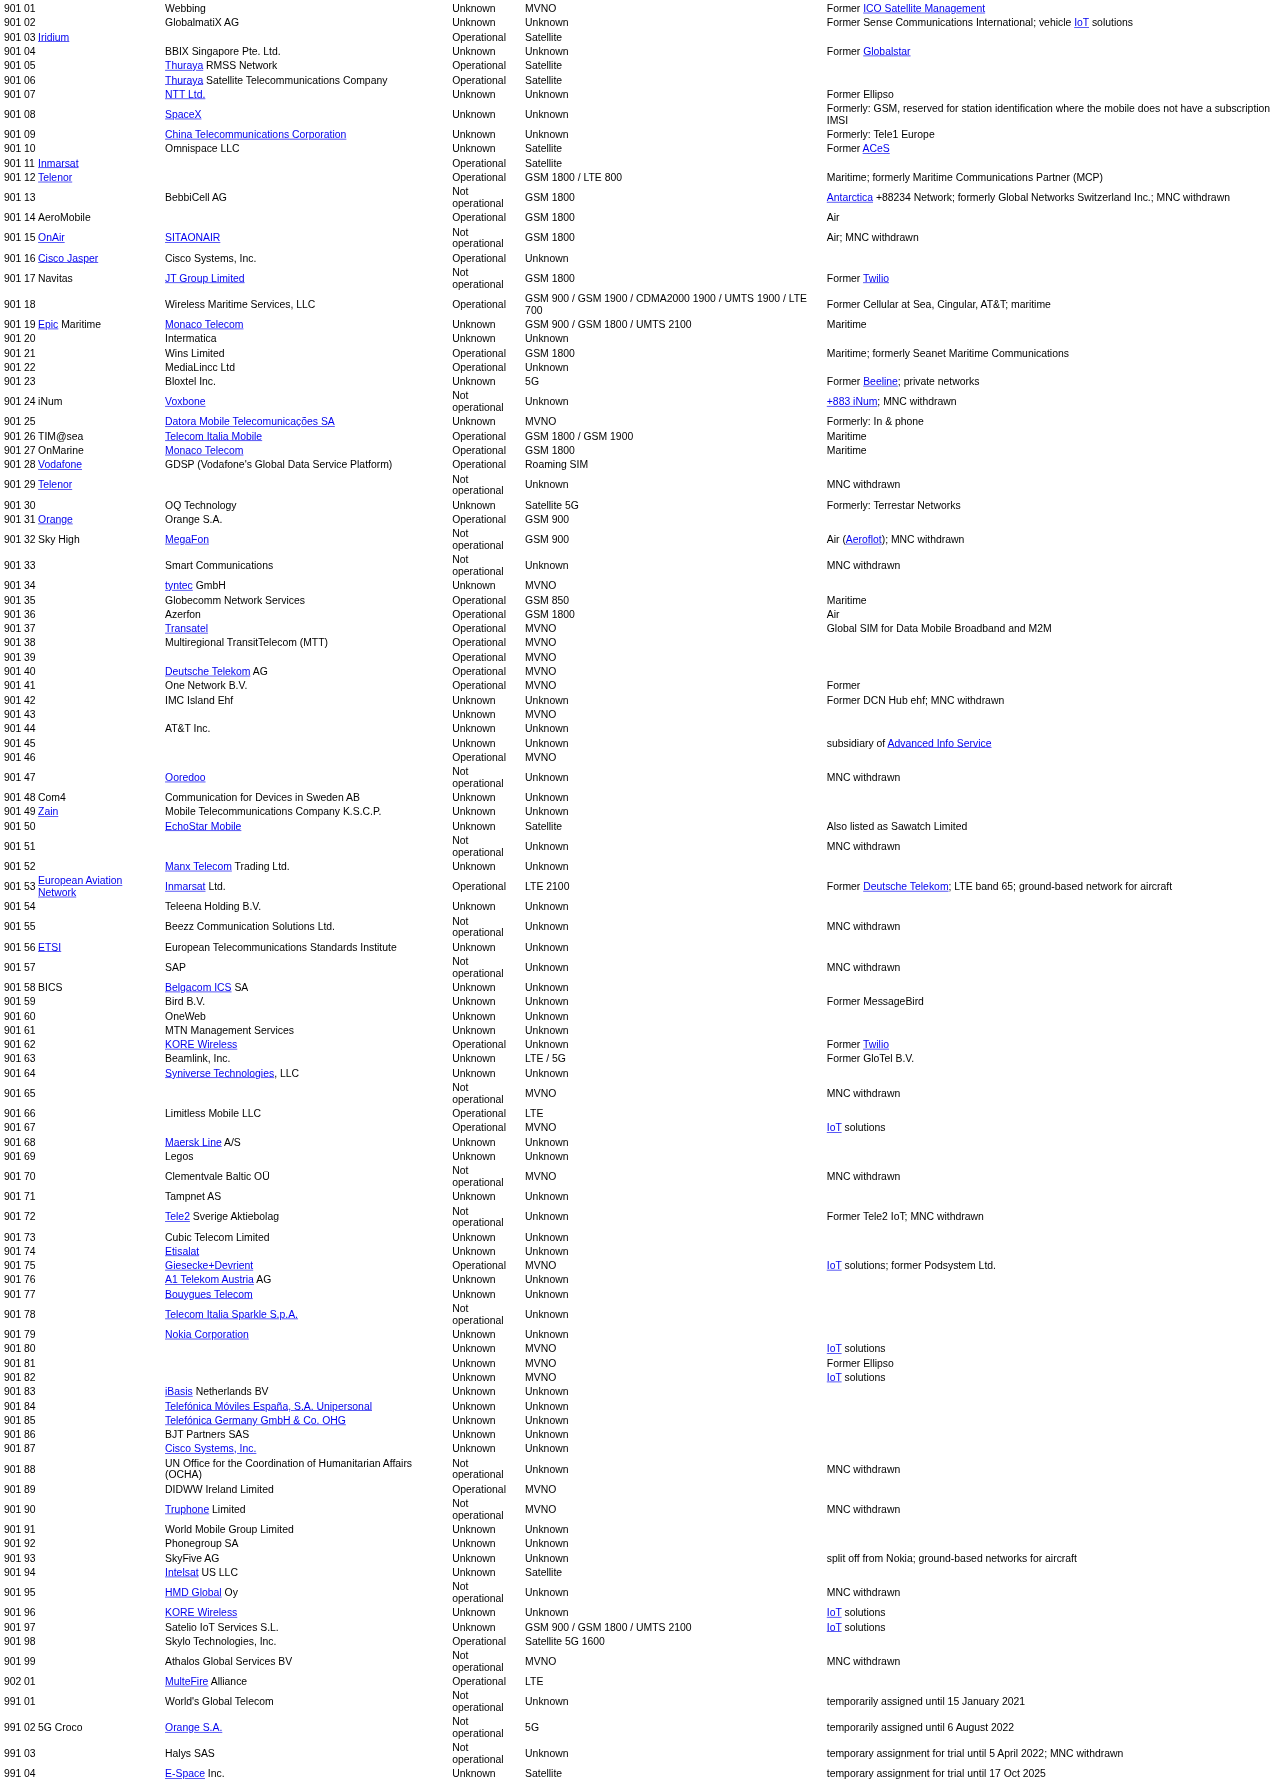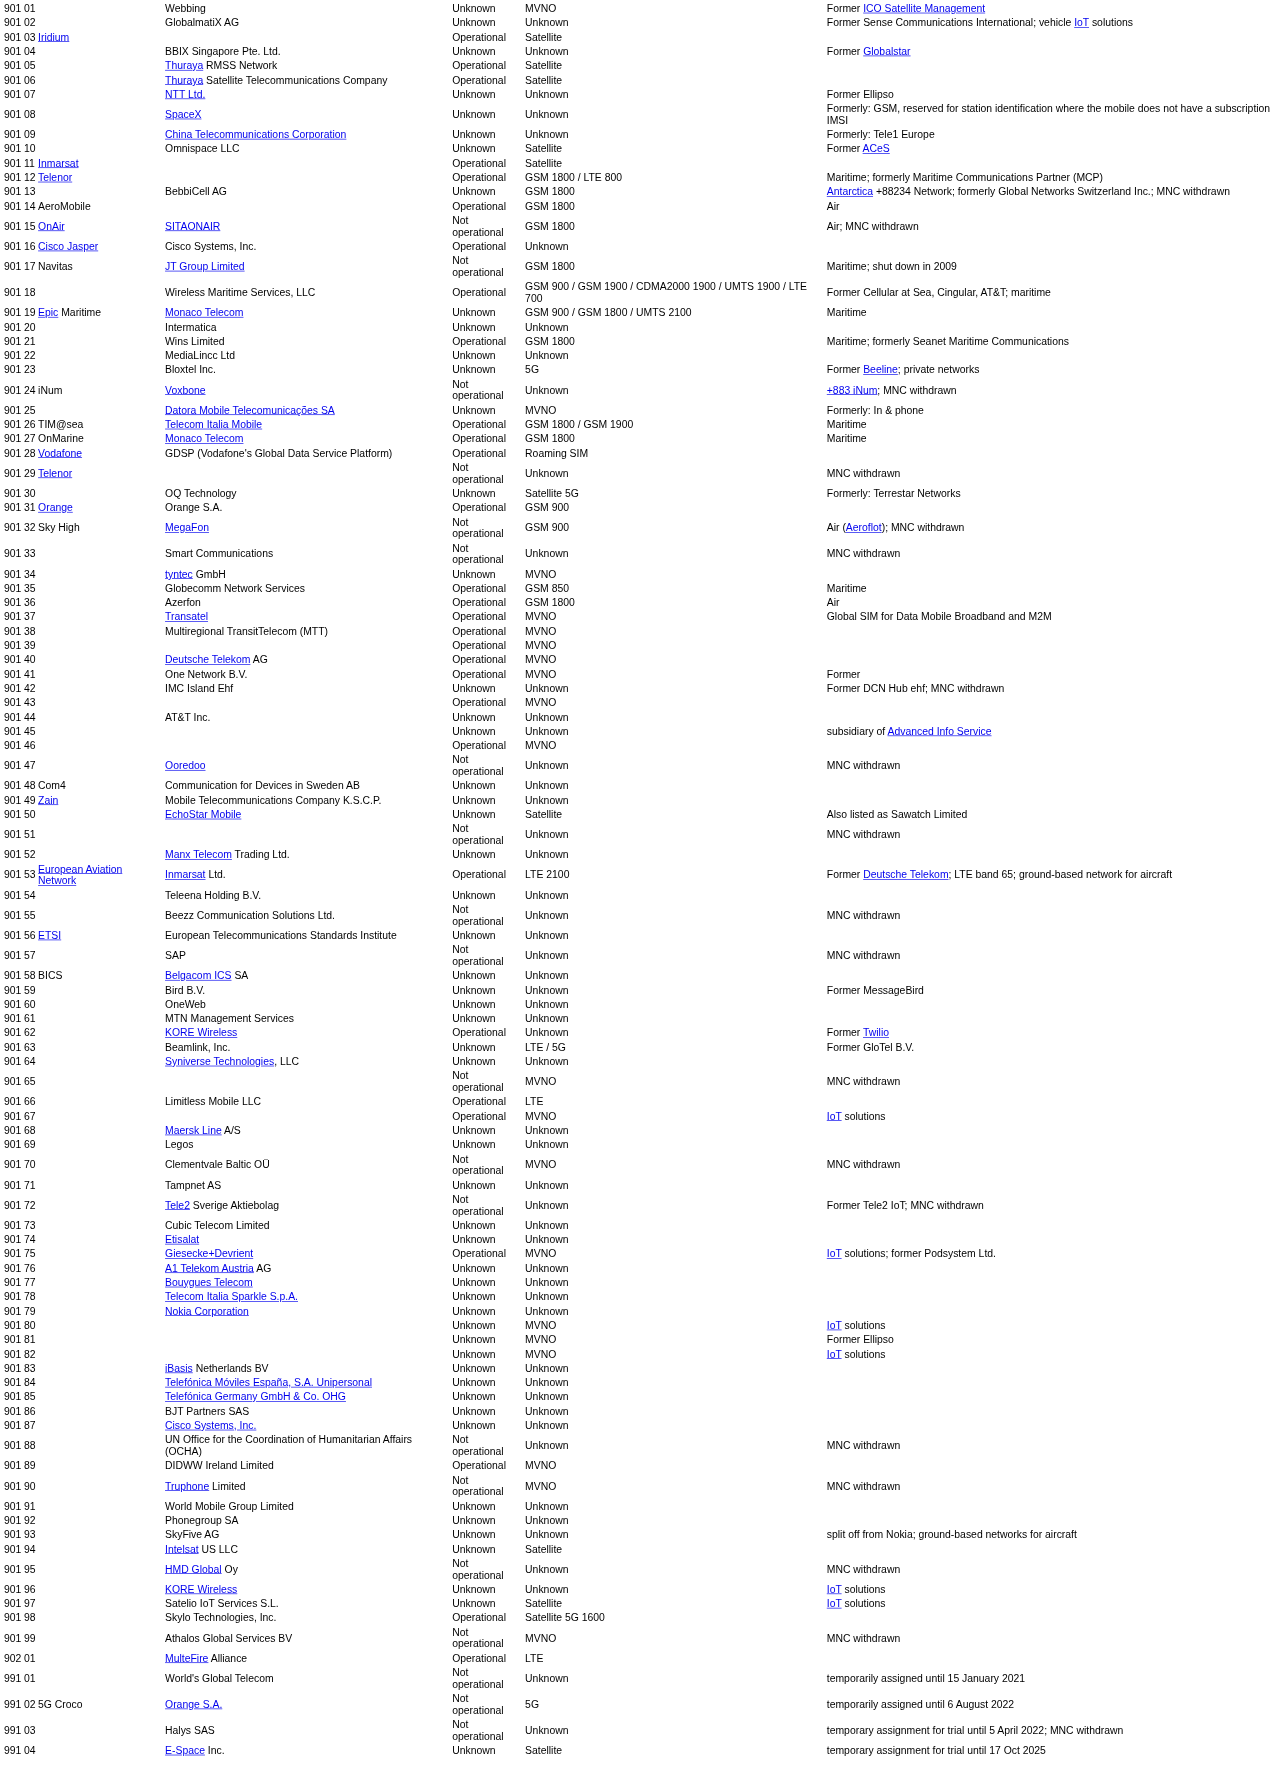(478, 198) Not operational -> (474, 192) Unknown
(858, 278) Former Twilio -> (892, 267) Maritime; shut down in 2009
(479, 367) Operational -> (474, 356) Unknown
(474, 714) Unknown -> (479, 703) Operational
(478, 1314) Not operational -> (474, 1297) Unknown
(608, 1627) GSM 900 / GSM 1800 / UMTS 2100 -> (544, 1604) Satellite
